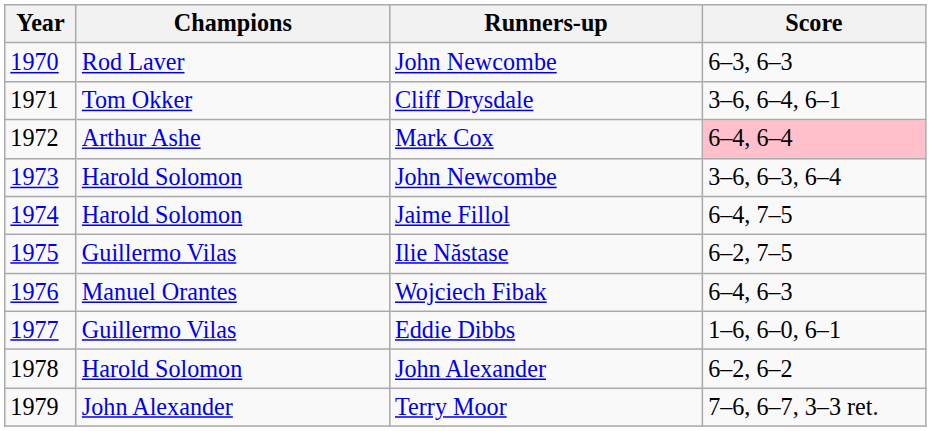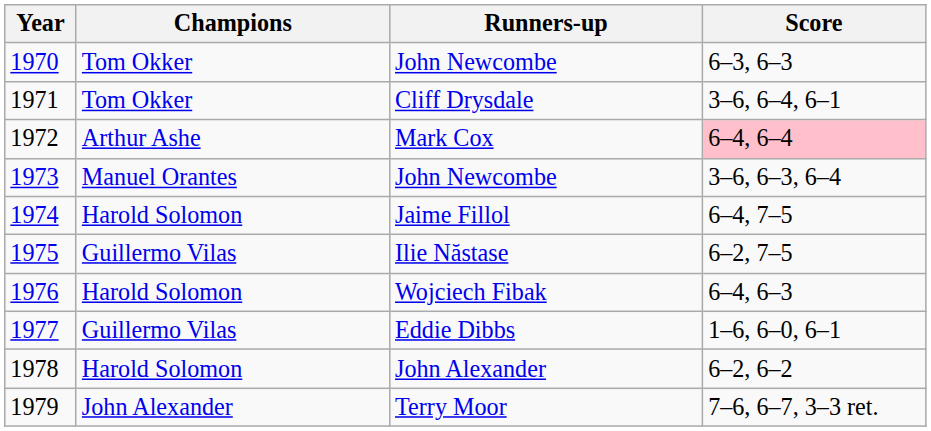(133, 61) Rod Laver -> (137, 61) Tom Okker
(162, 176) Harold Solomon -> (159, 176) Manuel Orantes
(159, 291) Manuel Orantes -> (162, 291) Harold Solomon
